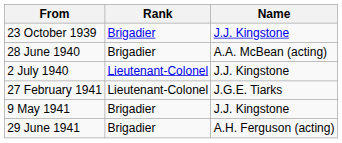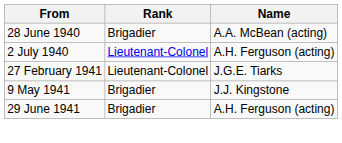- row: (52, 33)
(251, 71) J.J. Kingstone -> (274, 52) A.H. Ferguson (acting)
